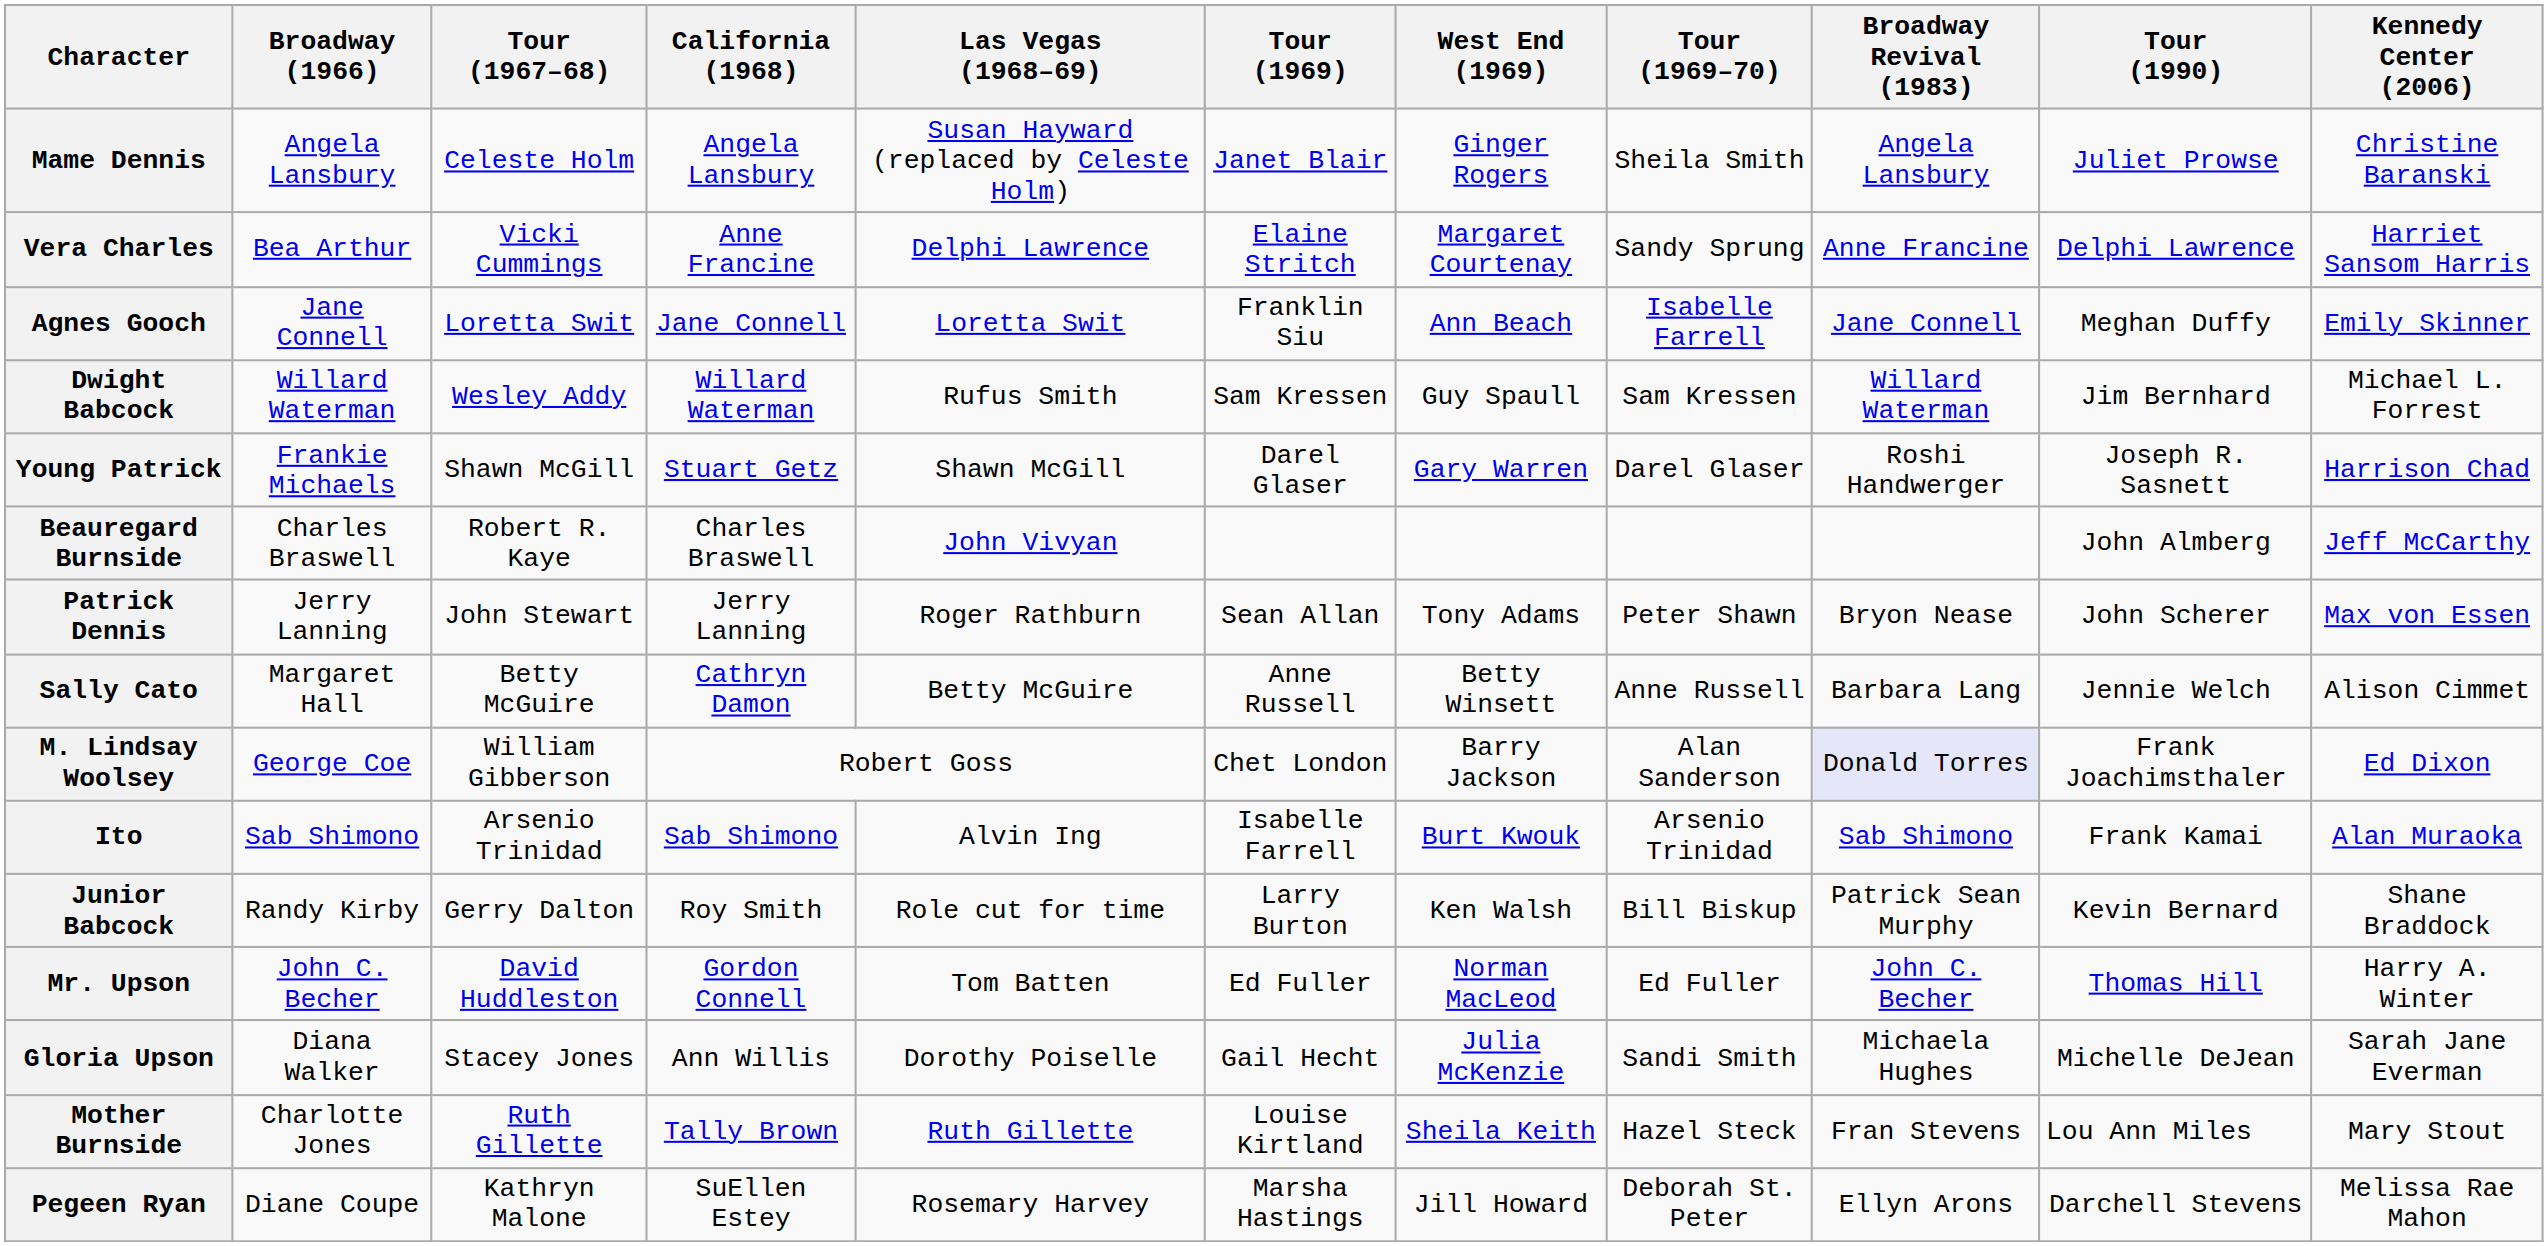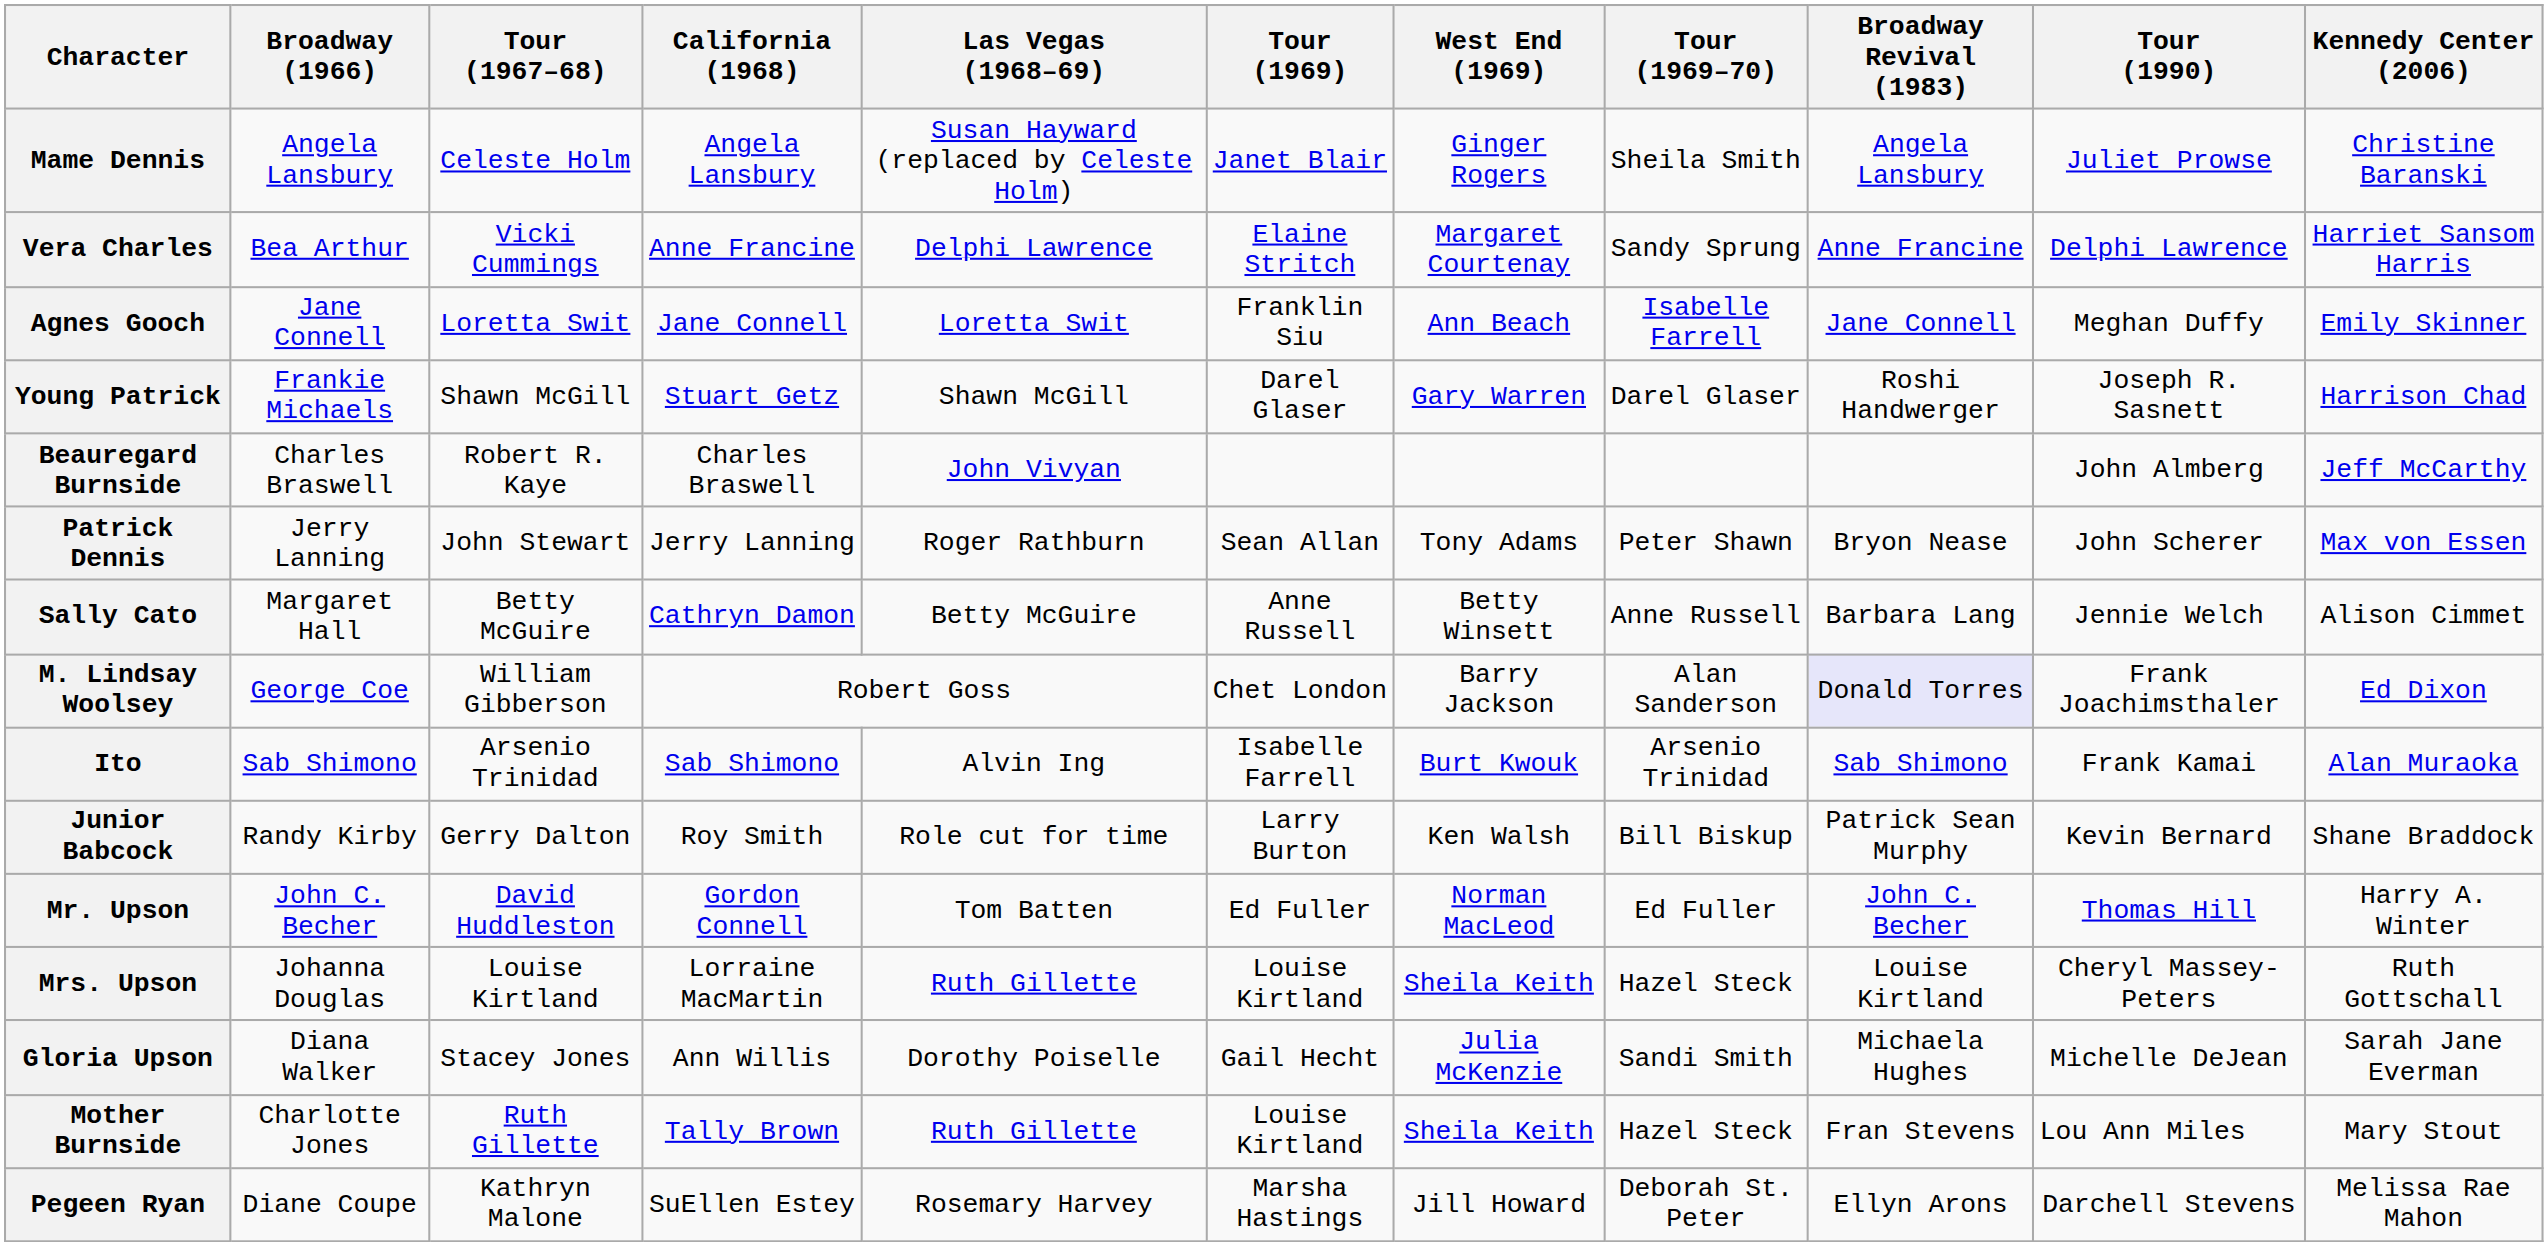- row: (119, 396)
+ row: (118, 984)
